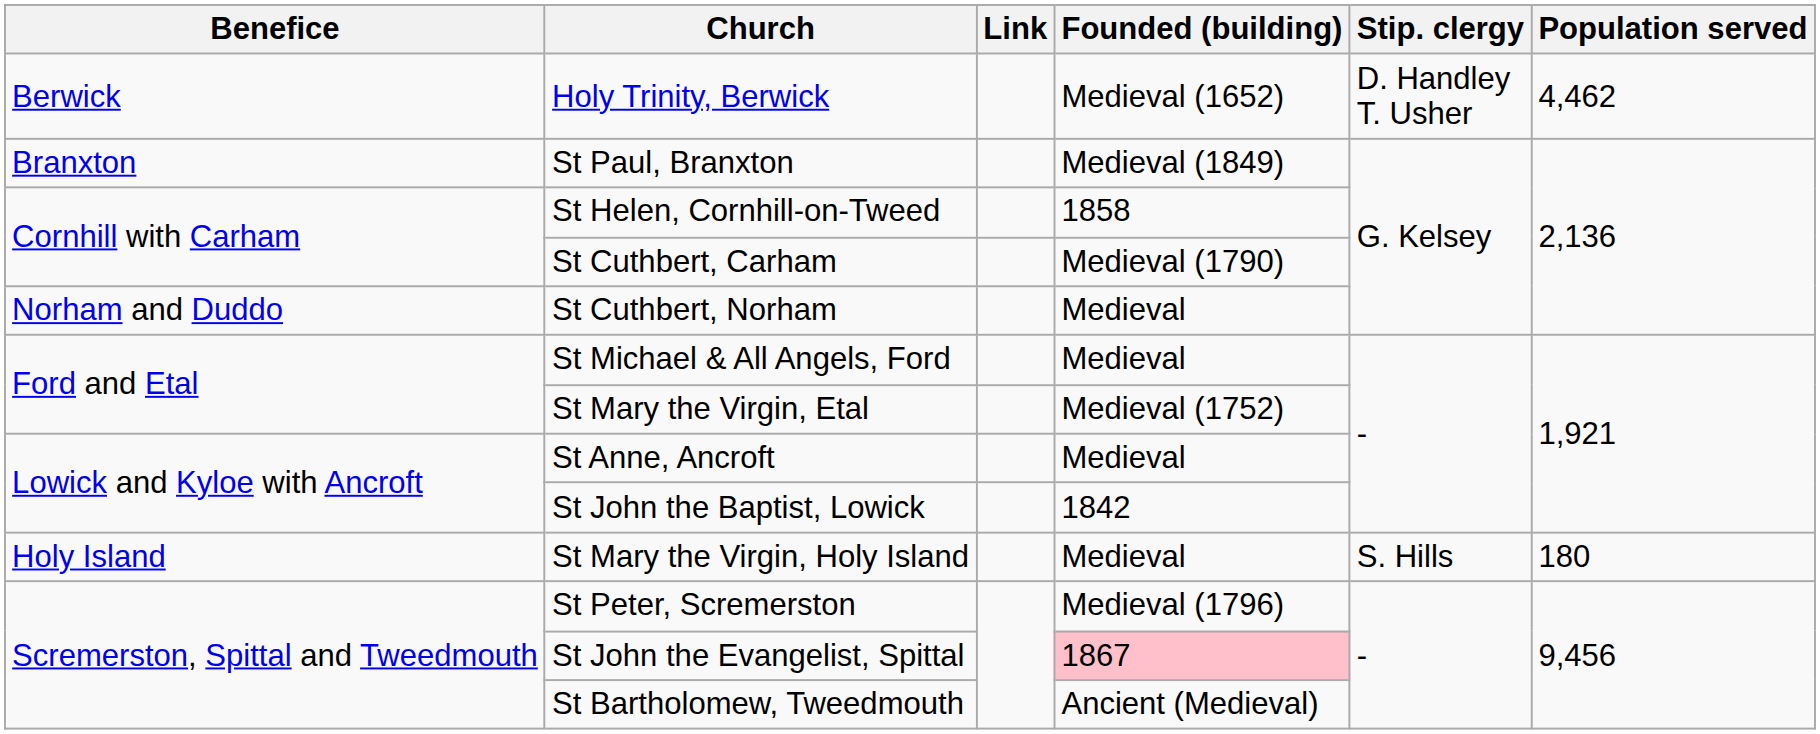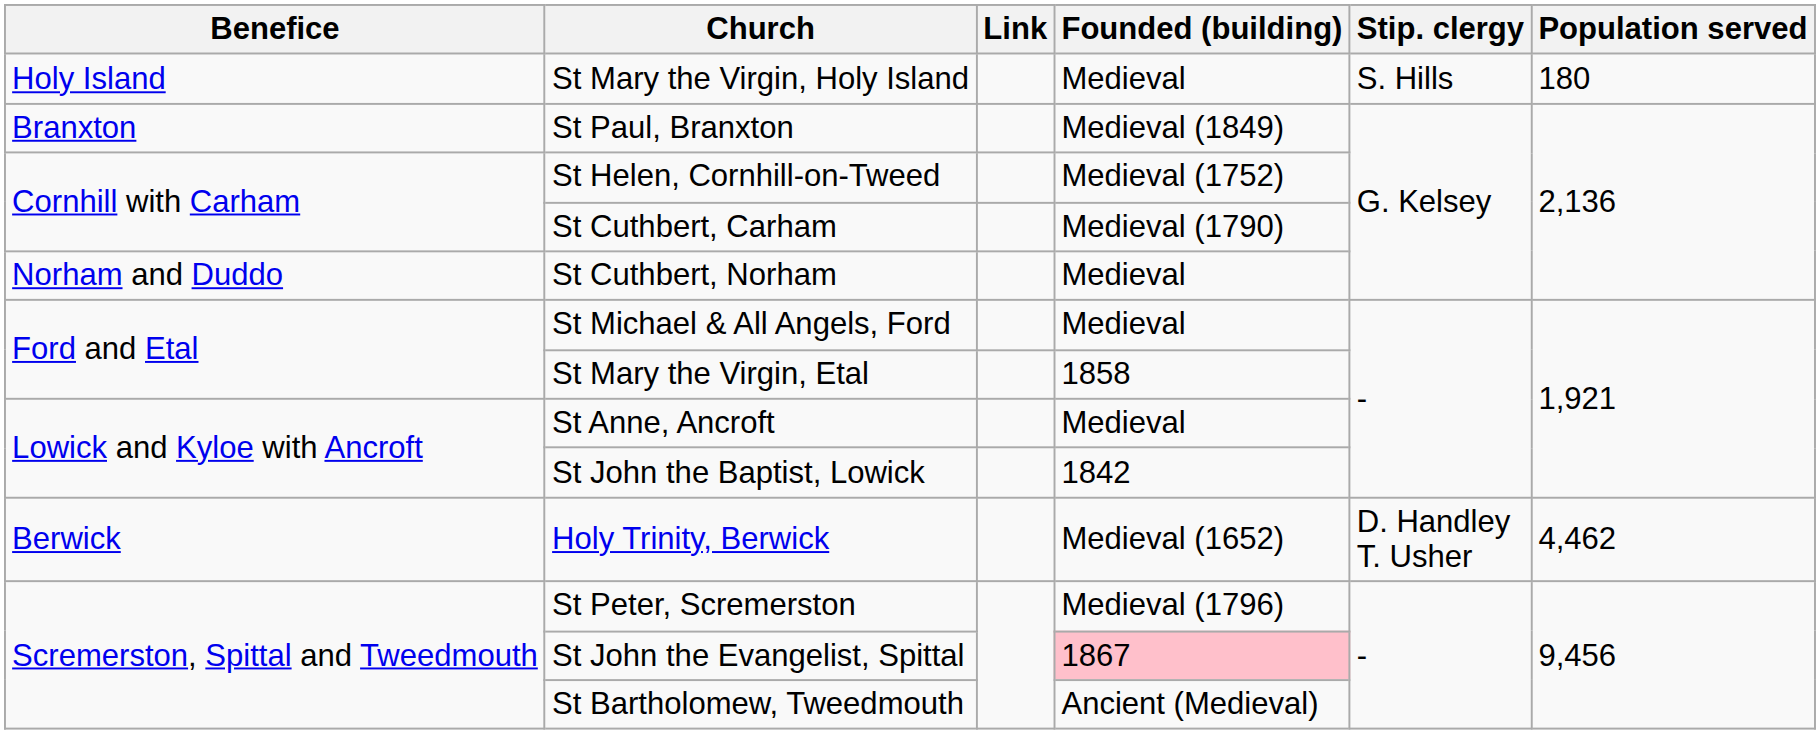rows swapped: (691, 95) <-> (761, 556)
(1096, 211) 1858 -> (1173, 176) Medieval (1752)
(1173, 408) Medieval (1752) -> (1096, 373) 1858
